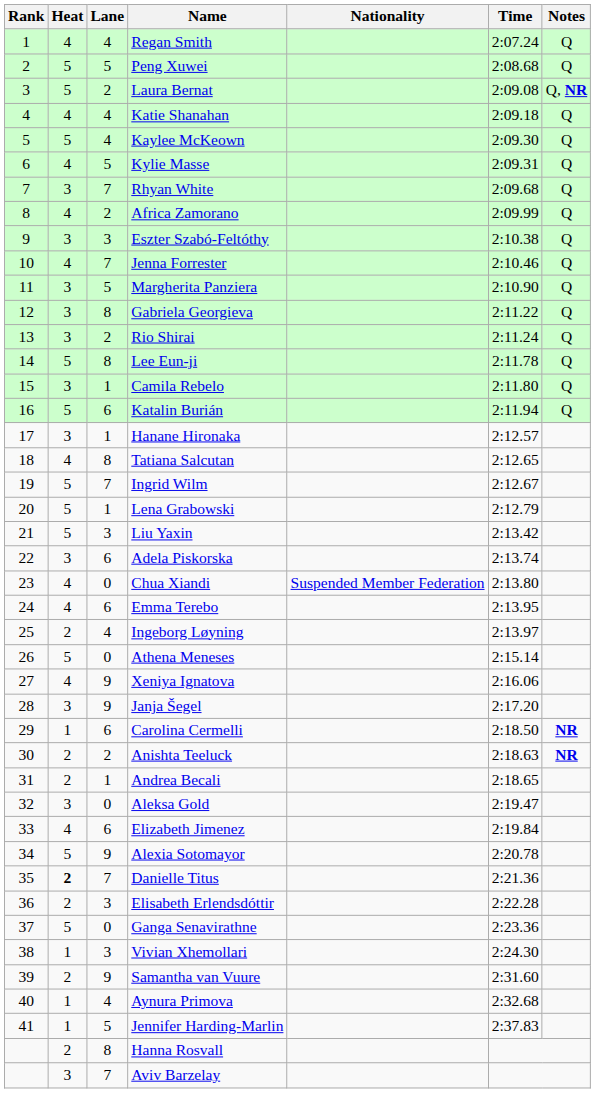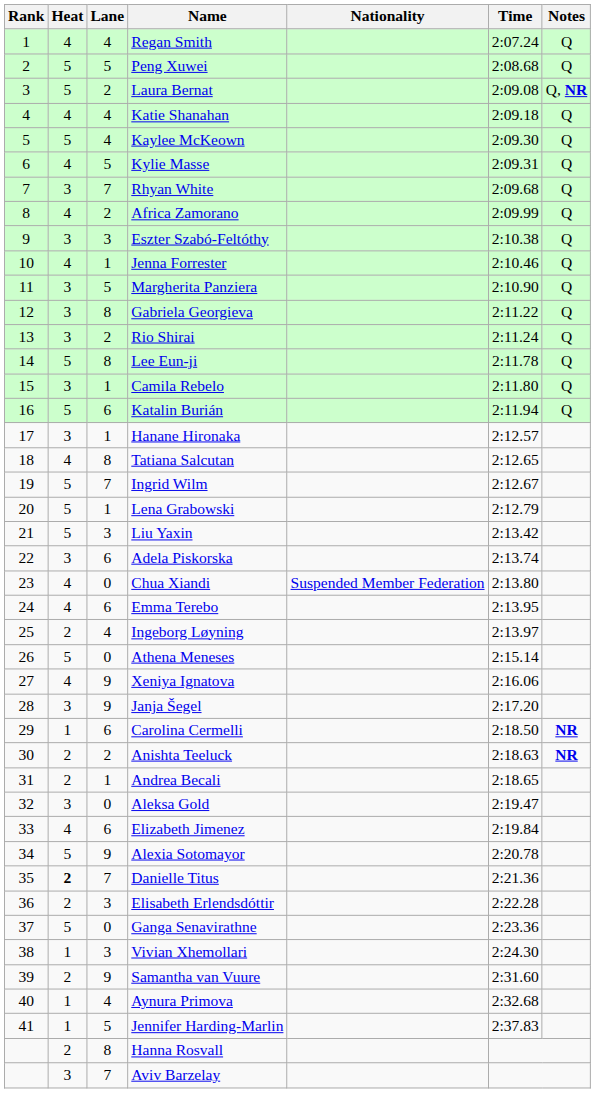(107, 262) 7 -> (107, 262) 1
